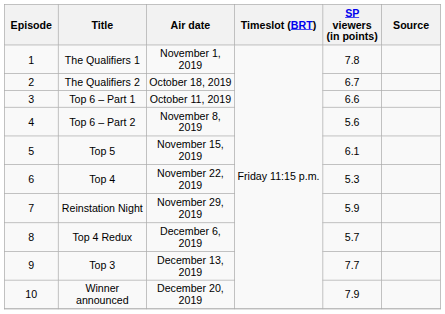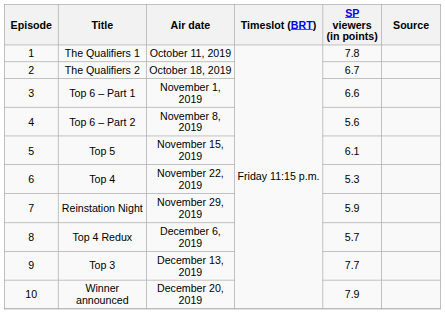(190, 60) November 1, 2019 -> (190, 54) October 11, 2019
(190, 99) October 11, 2019 -> (190, 93) November 1, 2019
